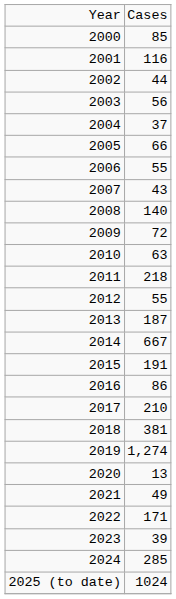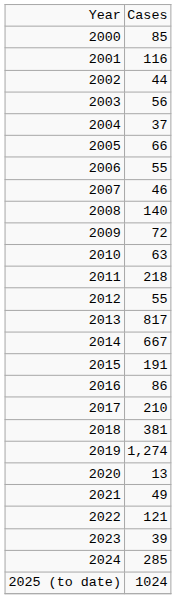(159, 190) 43 -> (159, 190) 46
(155, 321) 187 -> (155, 321) 817
(155, 517) 171 -> (155, 517) 121
